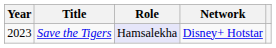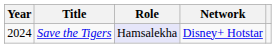(19, 33) 2023 -> (19, 33) 2024
